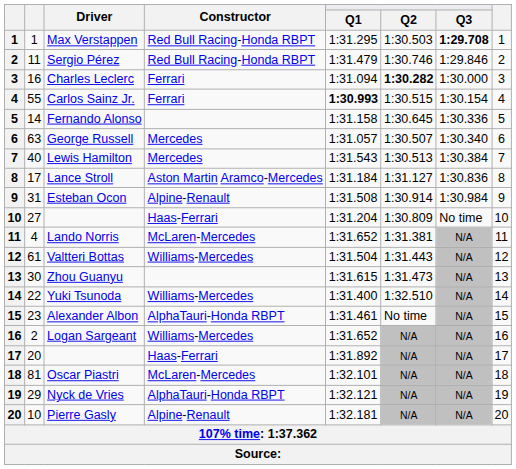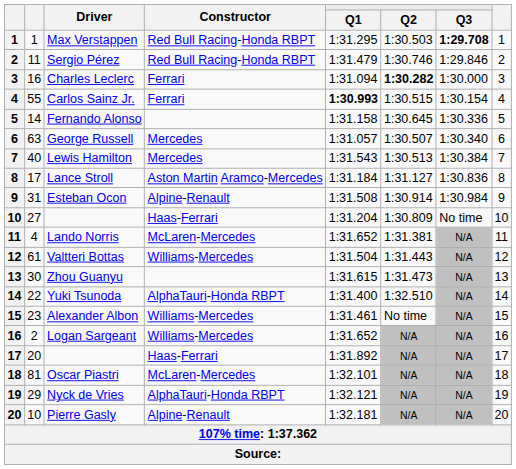(200, 296) Williams-Mercedes -> (216, 296) AlphaTauri-Honda RBPT
(216, 316) AlphaTauri-Honda RBPT -> (200, 316) Williams-Mercedes
